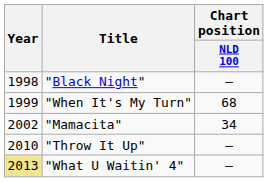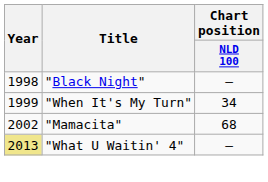(229, 103) 68 -> (229, 103) 34
(229, 124) 34 -> (229, 124) 68
- row: (95, 145)
